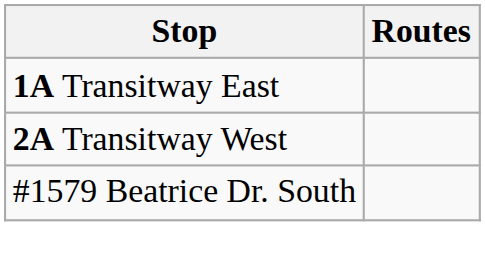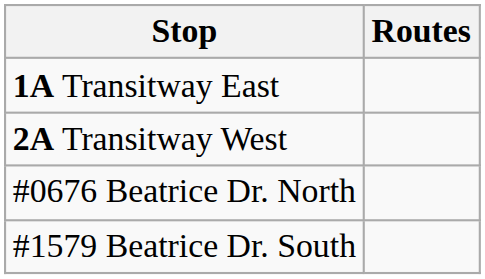+ row: (184, 191)
